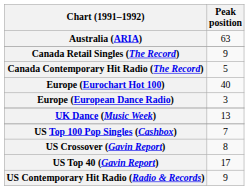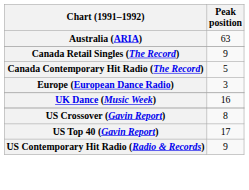- row: (106, 85)
(226, 116) 13 -> (226, 100) 16
- row: (106, 131)
